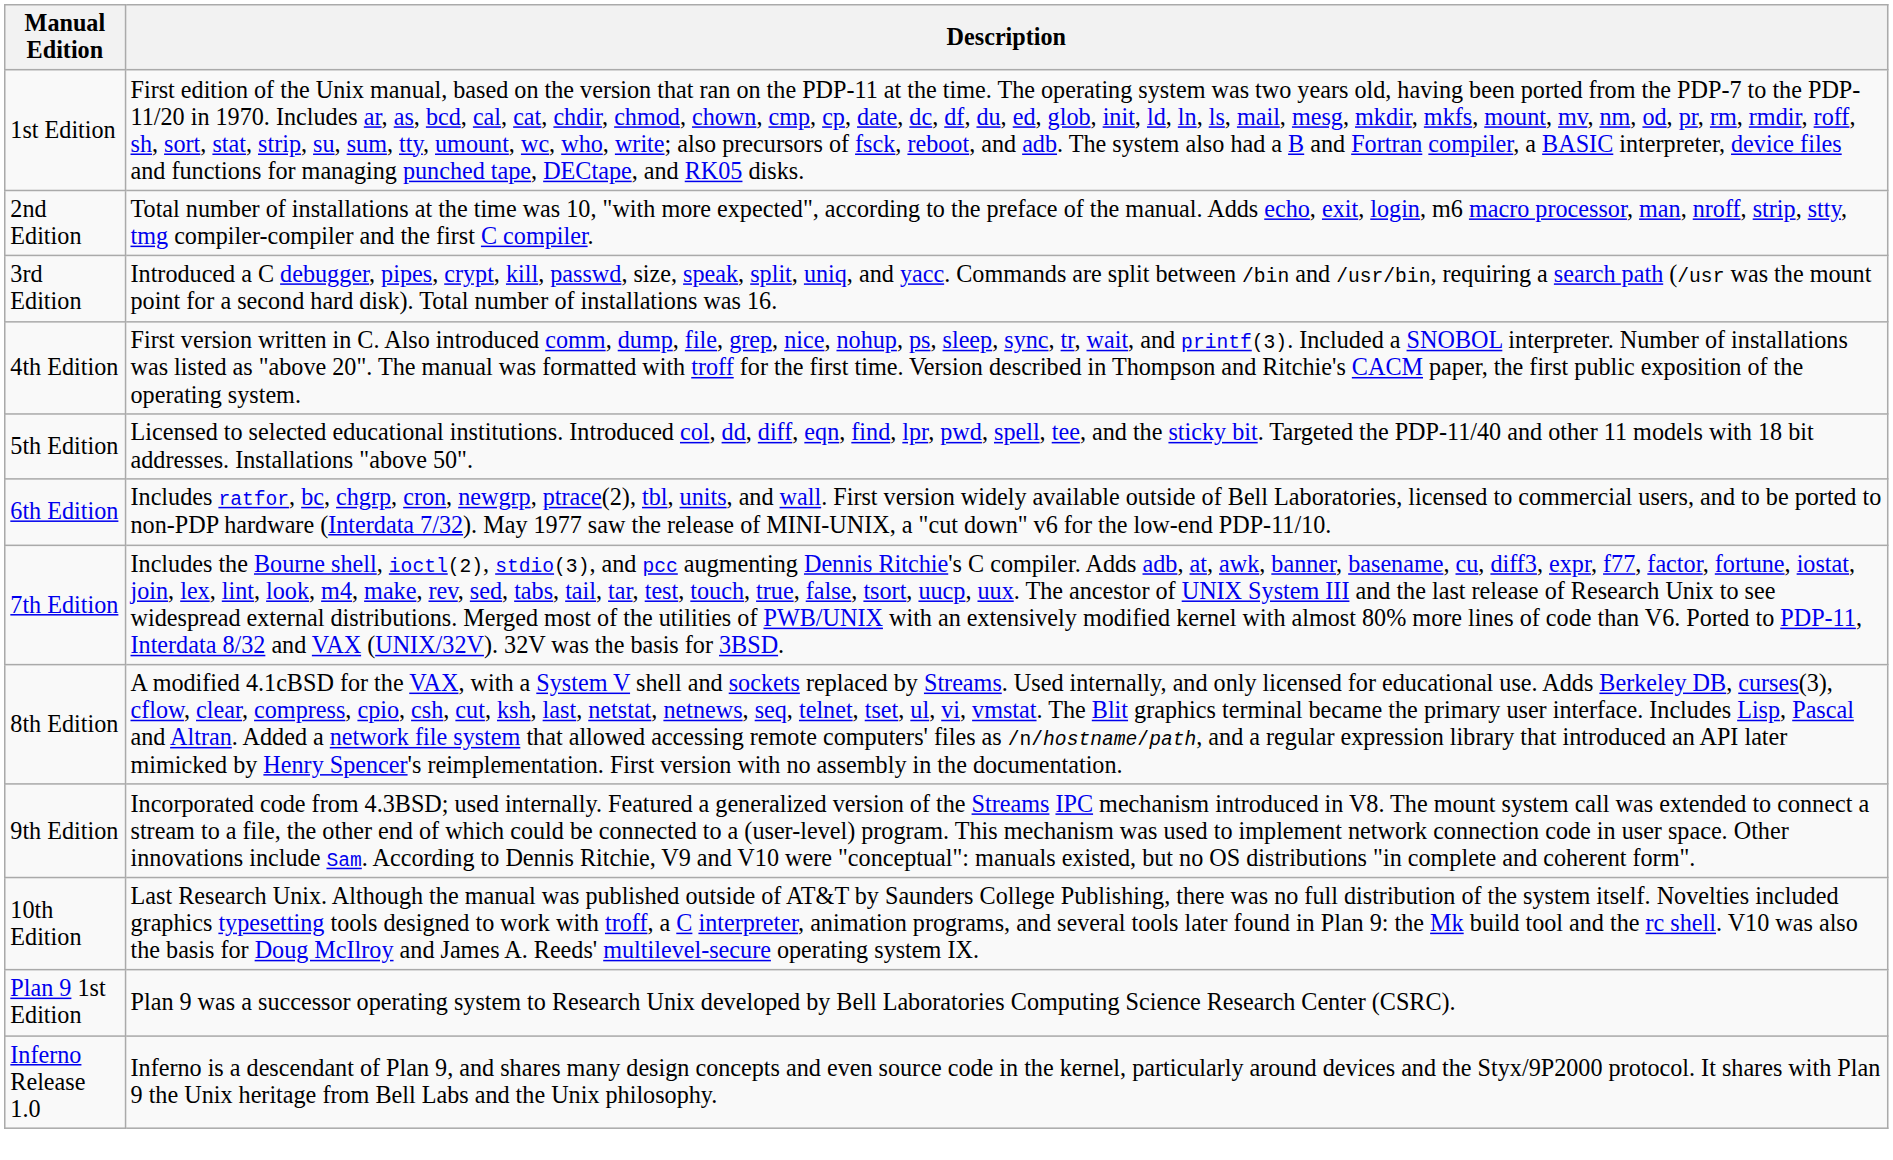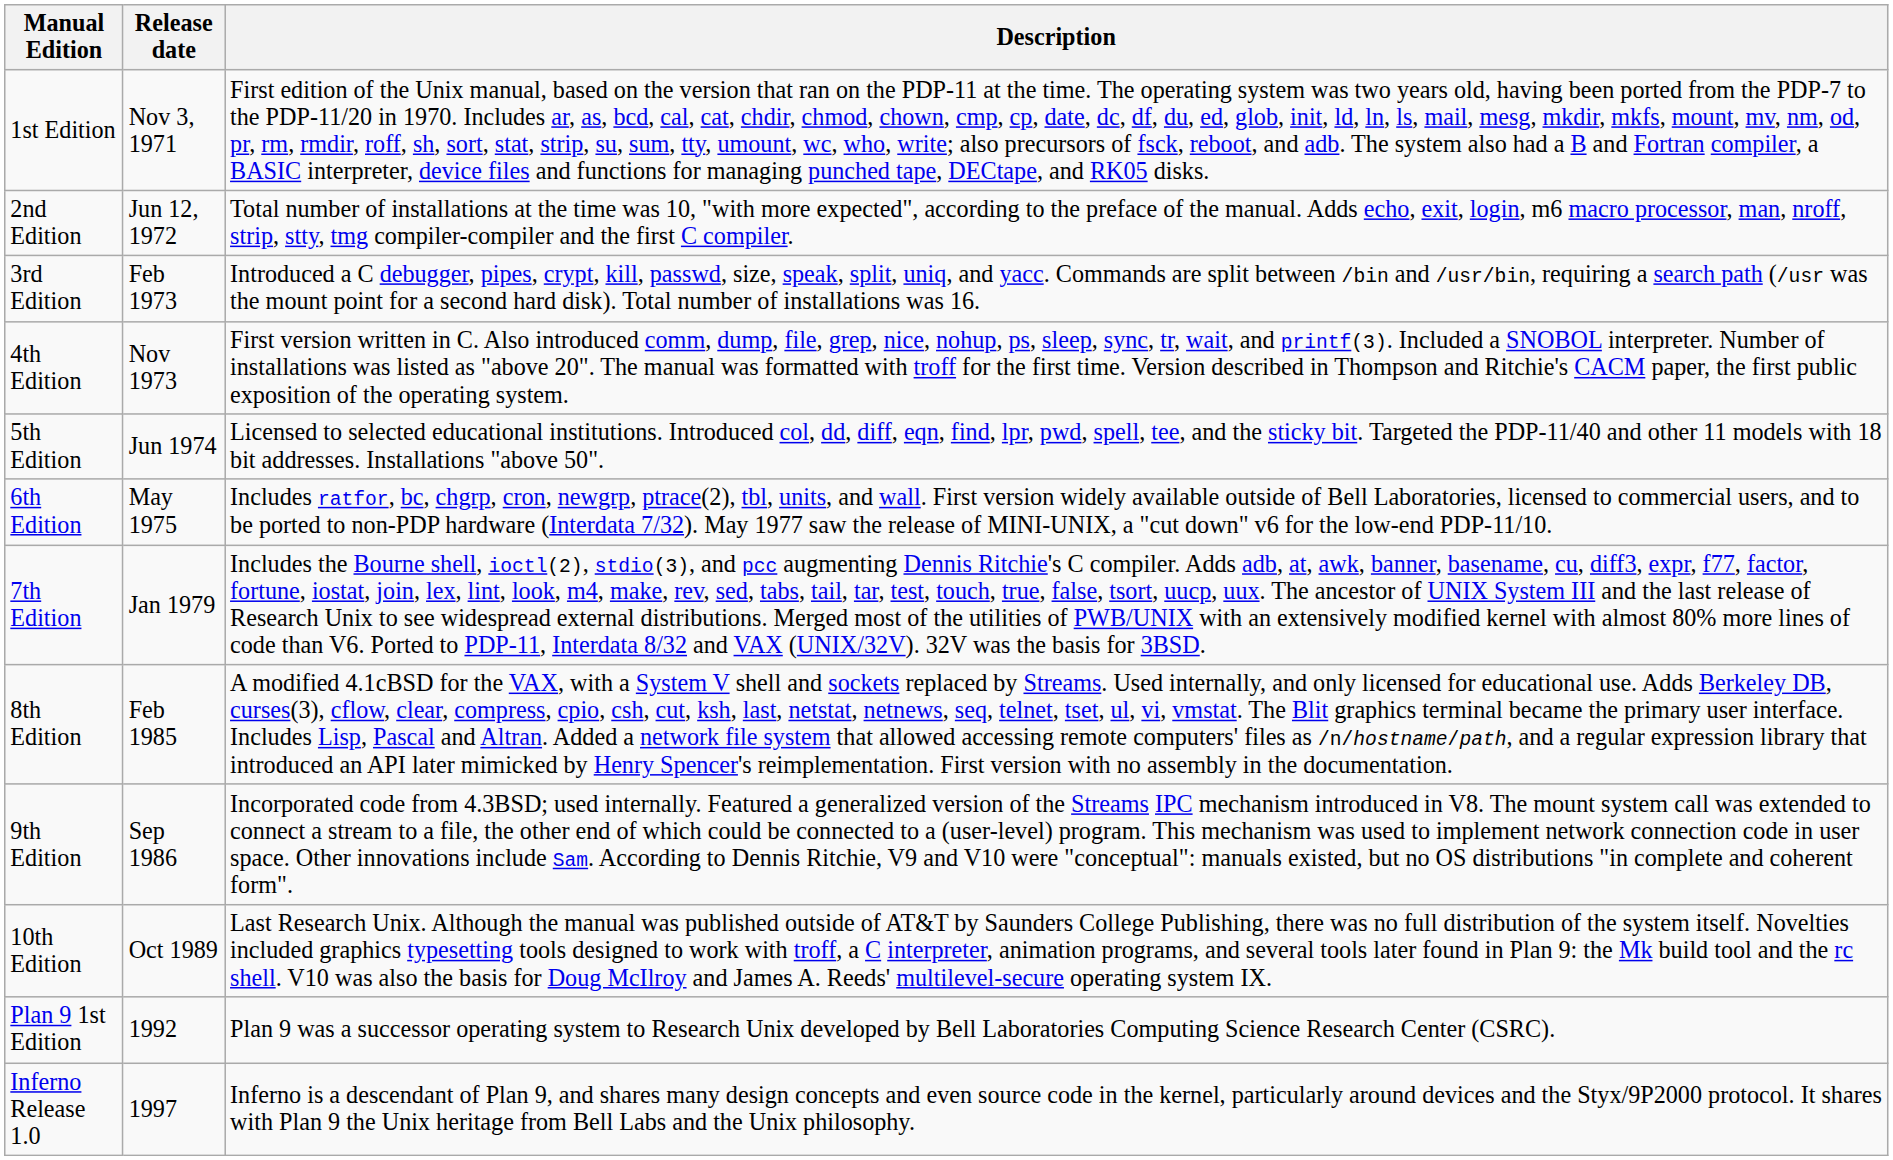+ column: (174, 37)
